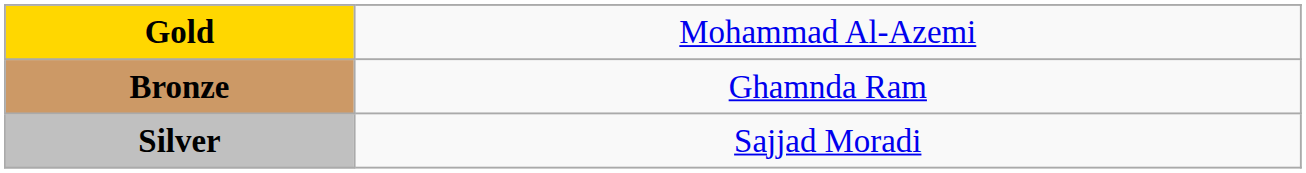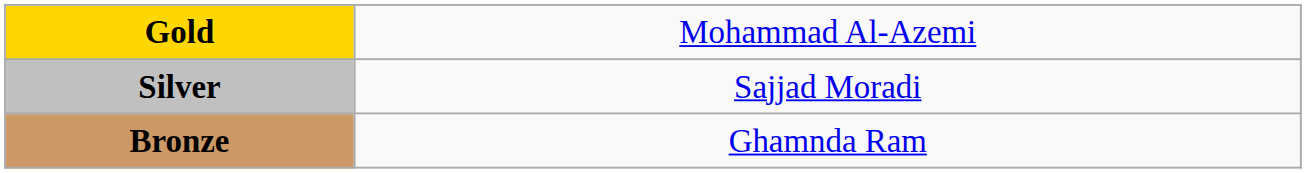rows swapped: (179, 139) <-> (179, 85)
